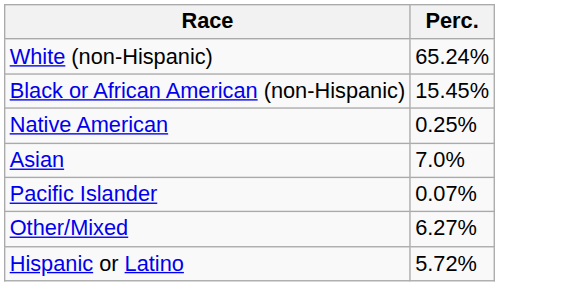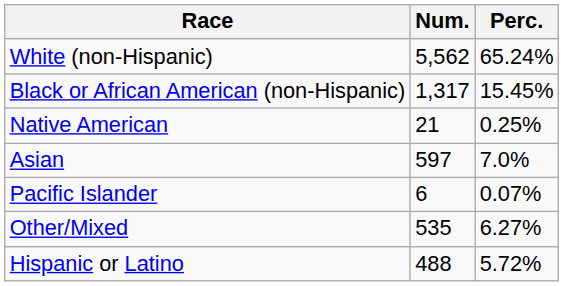+ column: (442, 21)
